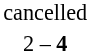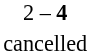rows swapped: (45, 13) <-> (45, 43)
